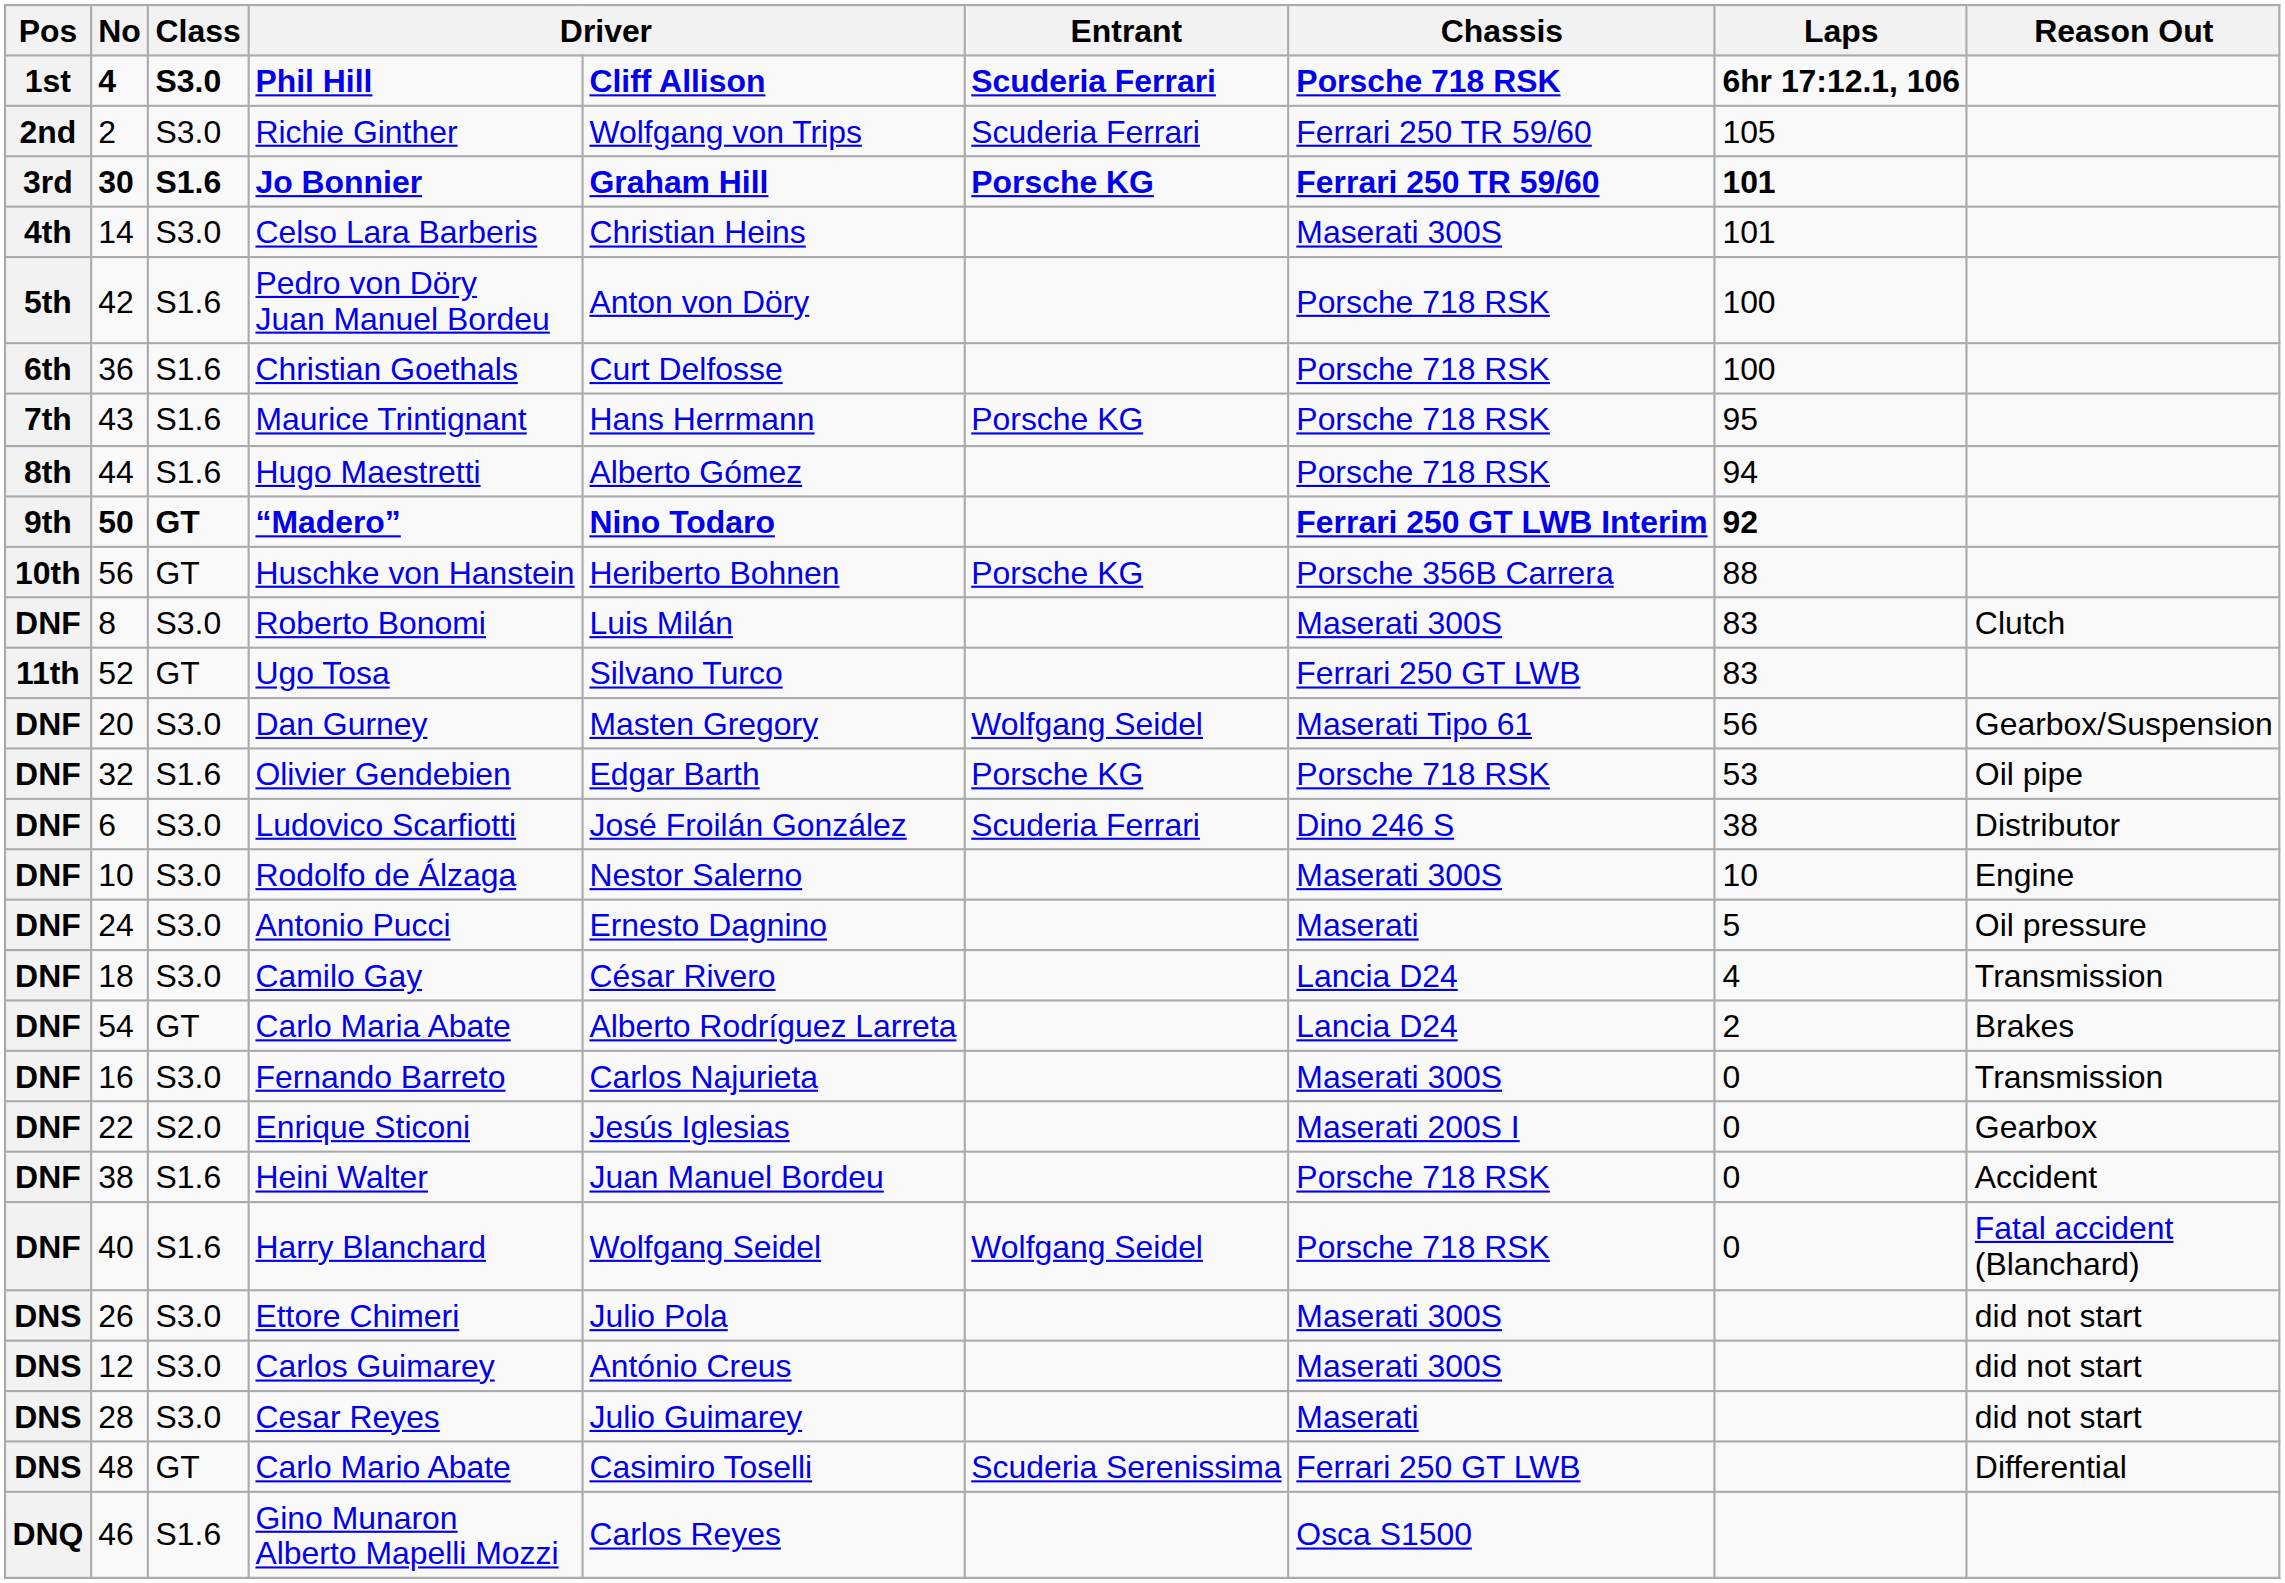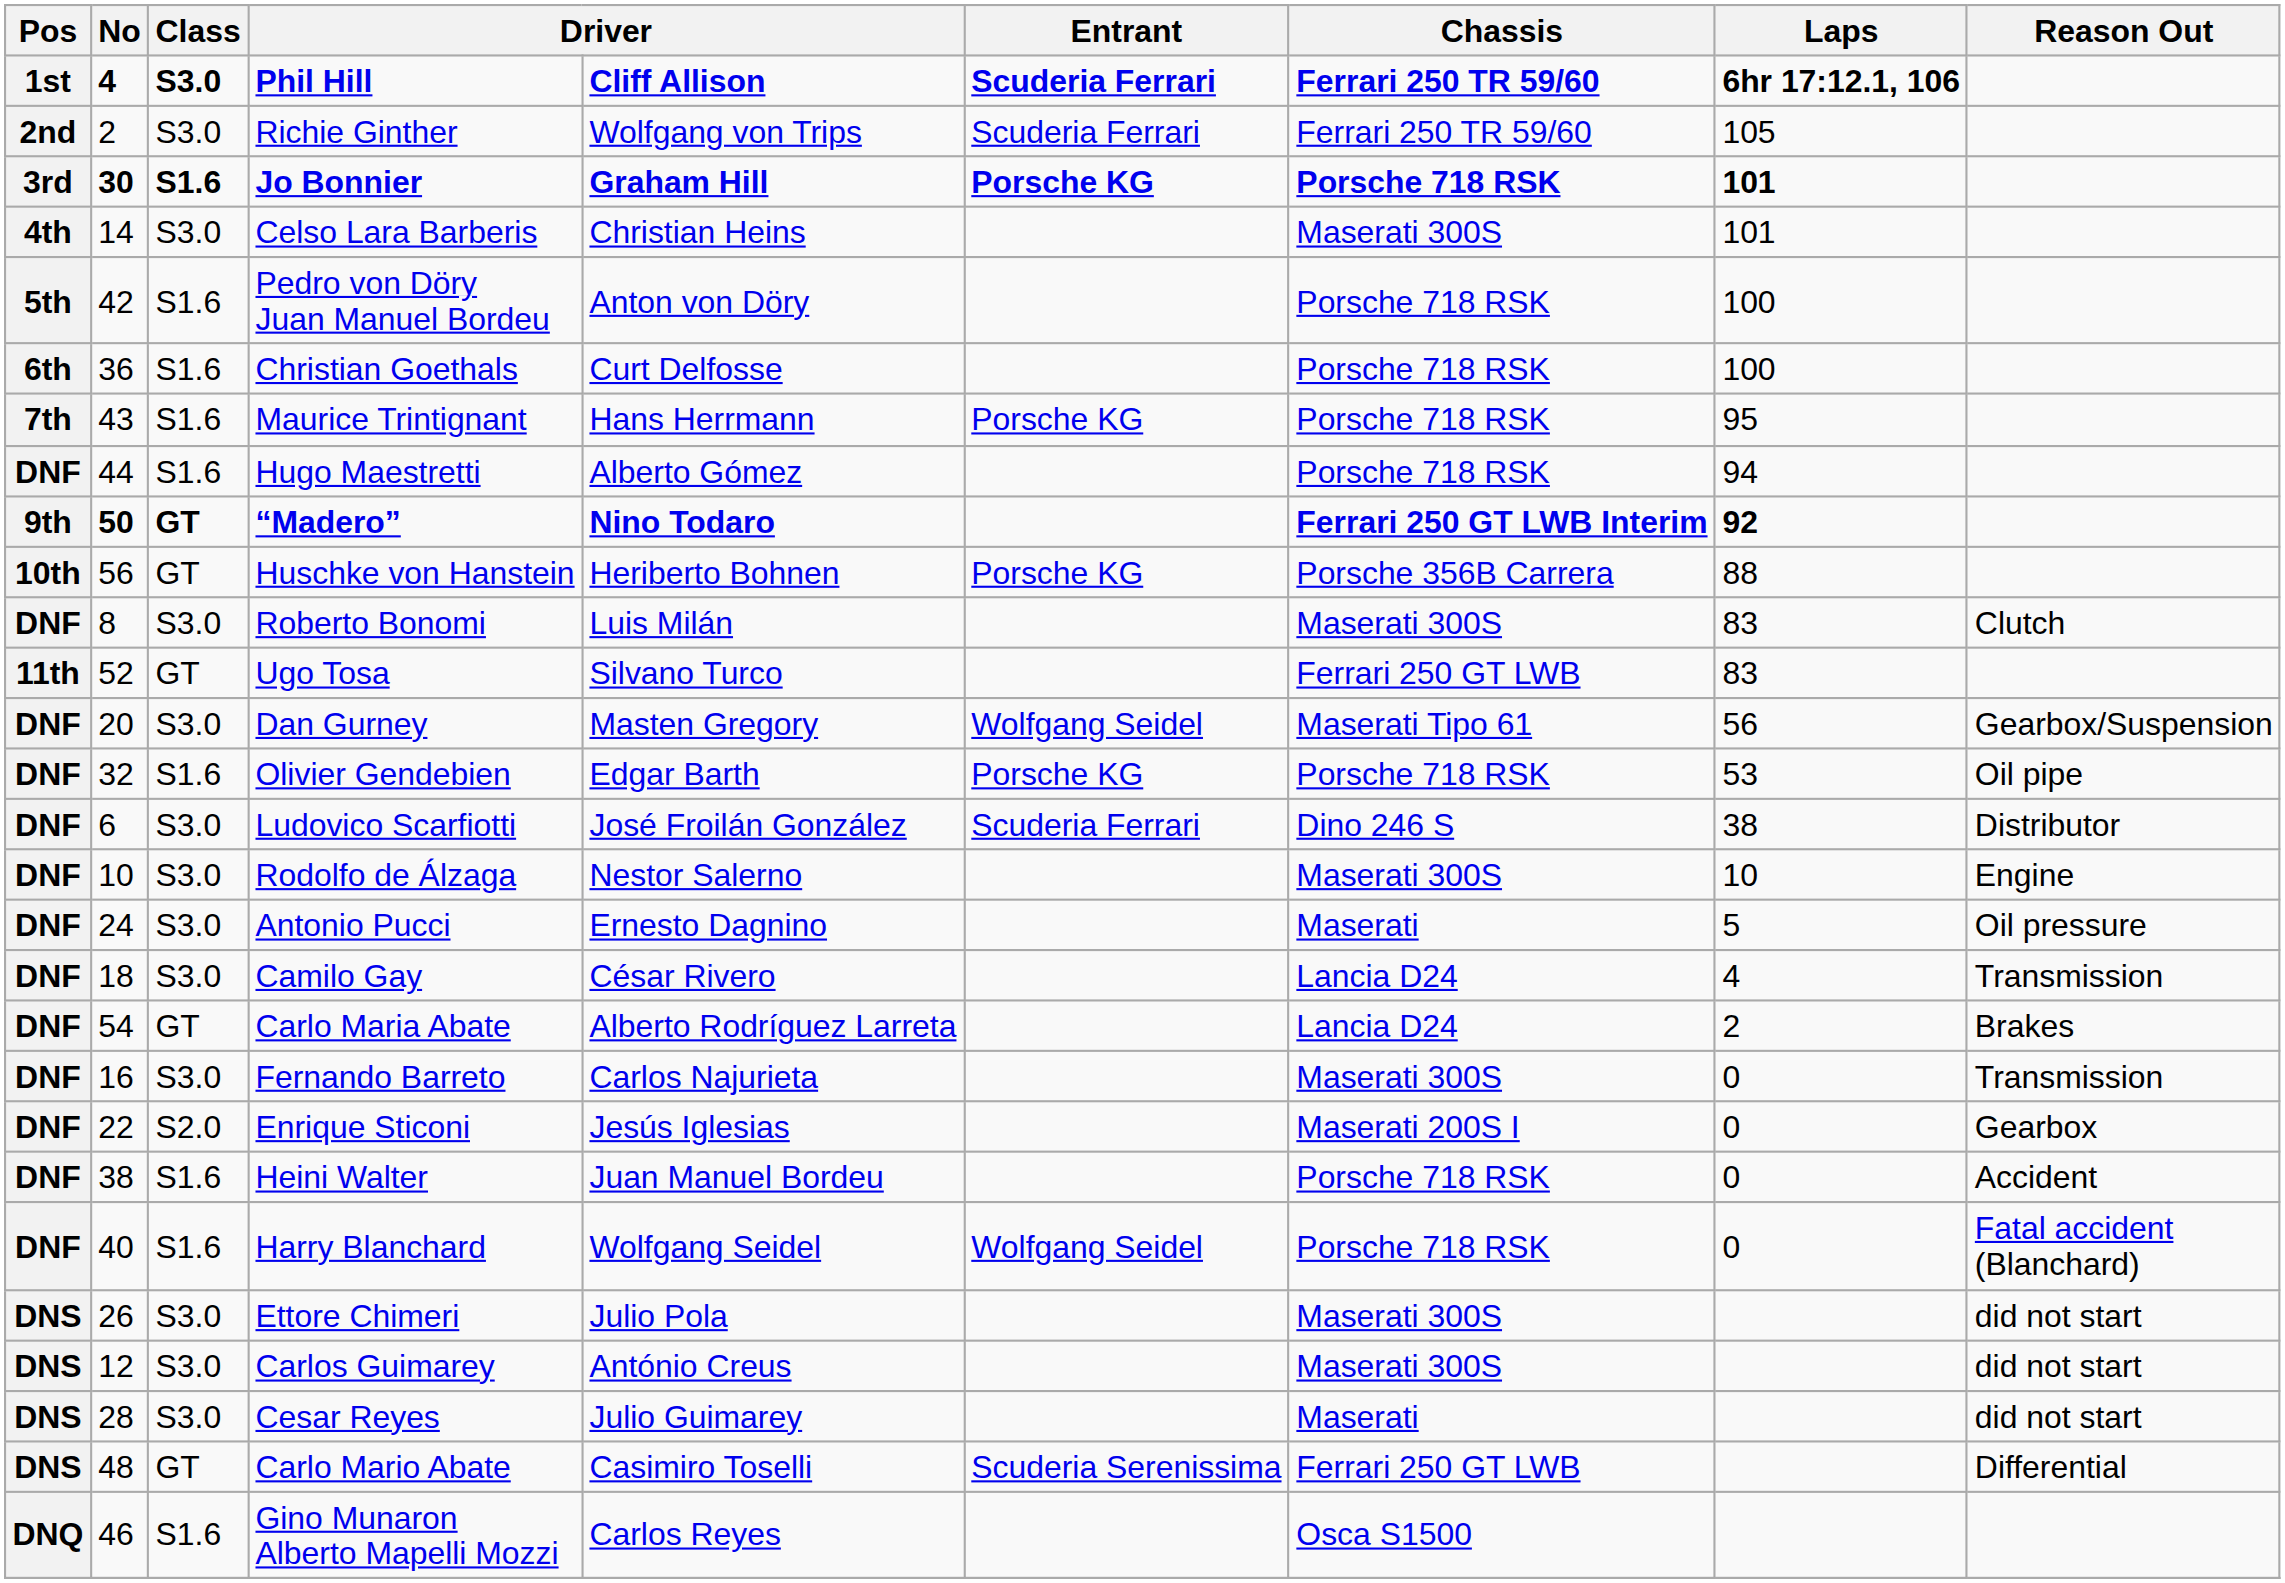(1428, 81) Porsche 718 RSK -> (1448, 81) Ferrari 250 TR 59/60
(1448, 182) Ferrari 250 TR 59/60 -> (1428, 182) Porsche 718 RSK
(48, 470) 8th -> (48, 470) DNF
